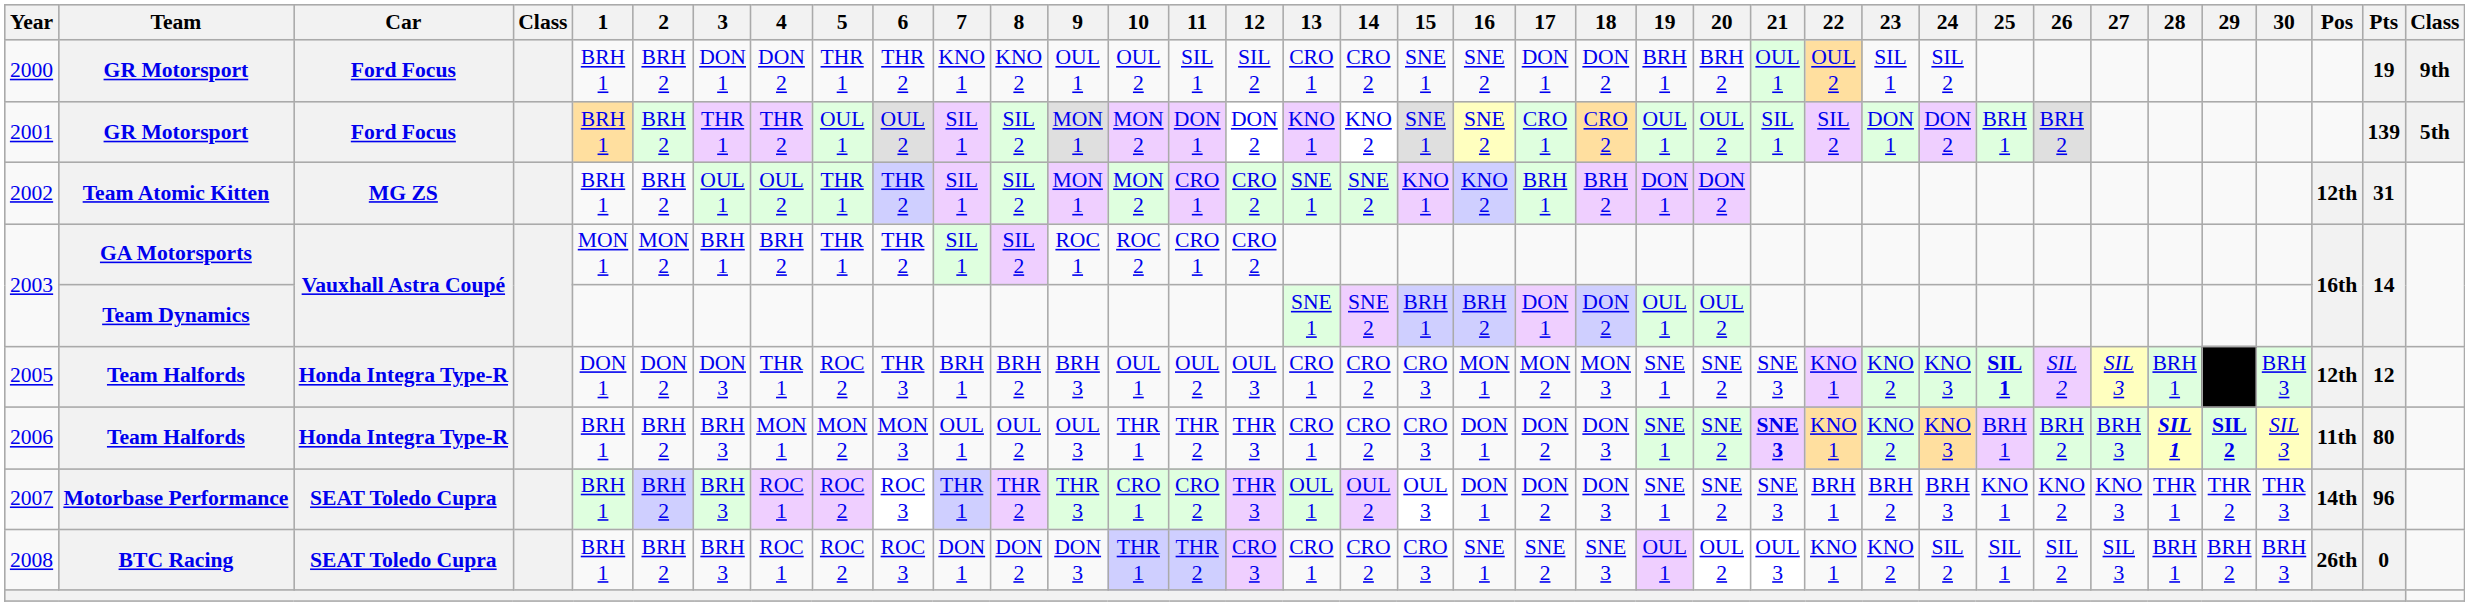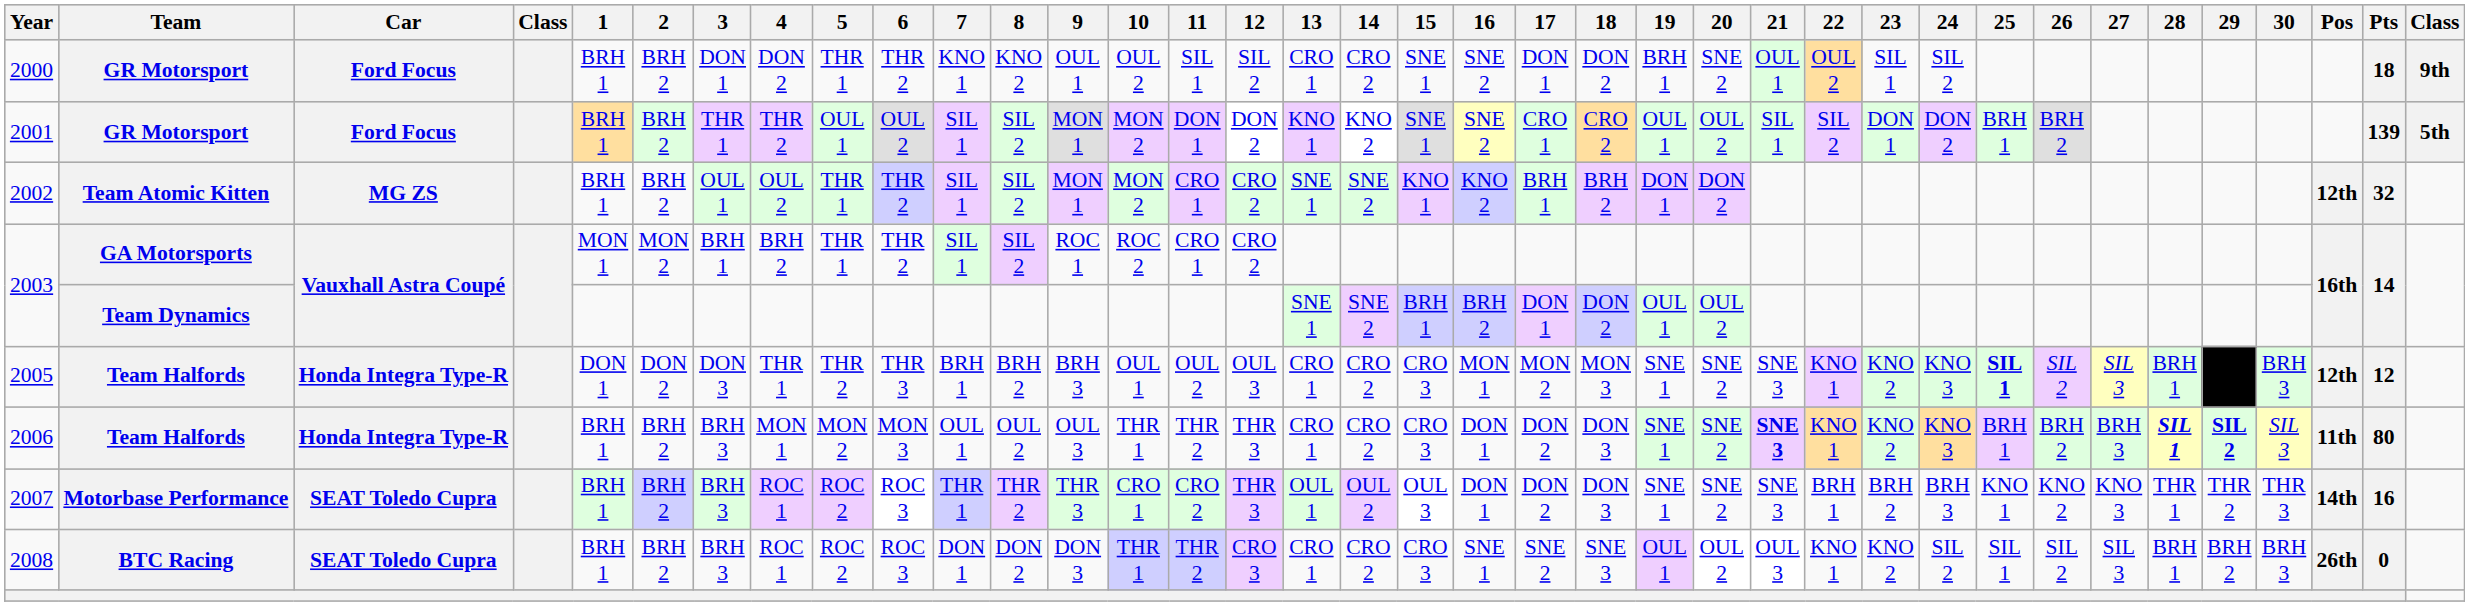(1722, 70) BRH 2 -> (1722, 70) SNE 2
(2384, 70) 19 -> (2384, 70) 18
(2384, 192) 31 -> (2384, 192) 32
(842, 375) ROC 2 -> (842, 375) THR 2
(2384, 498) 96 -> (2384, 498) 16
